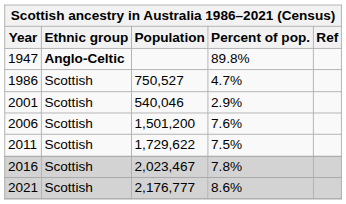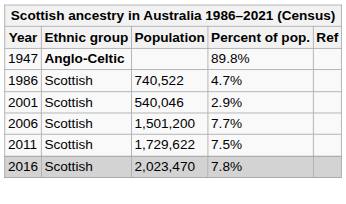(159, 80) 750,527 -> (159, 80) 740,522
(227, 123) 7.6% -> (227, 123) 7.7%
(165, 166) 2,023,467 -> (165, 166) 2,023,470
- row: (23, 188)
